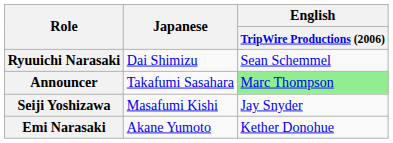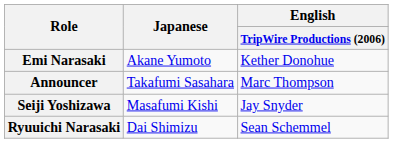rows swapped: (64, 60) <-> (64, 127)
(287, 82) lightgreen background -> (287, 82) no background
